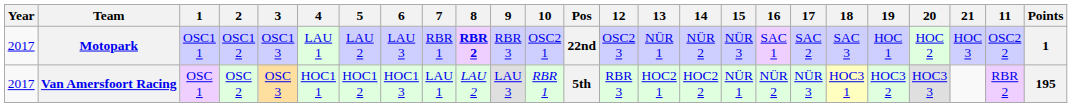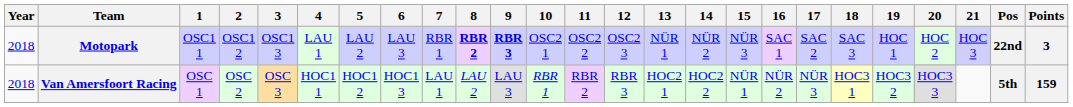columns swapped: (1005, 15) <-> (582, 15)
(21, 45) 2017 -> (21, 45) 2018
(508, 45) normal -> (508, 45) bold
(1046, 45) 1 -> (1046, 45) 3
(21, 83) 2017 -> (21, 83) 2018
(1046, 83) 195 -> (1046, 83) 159
